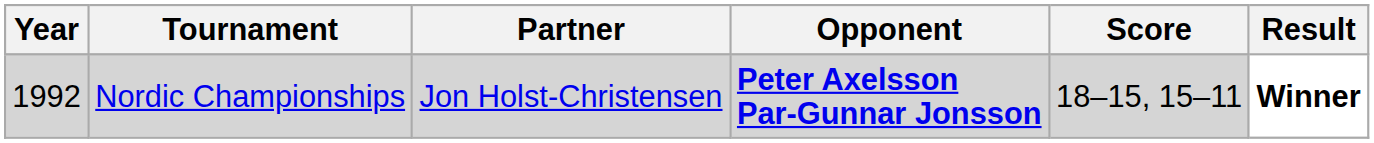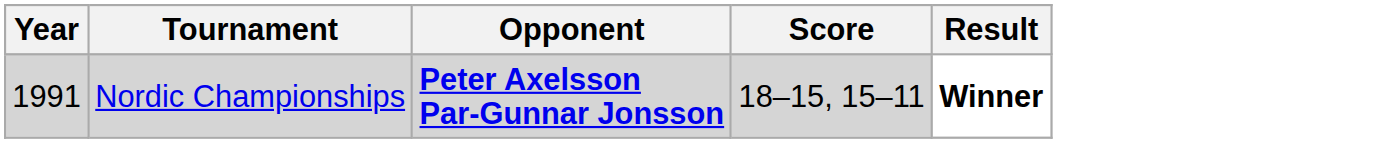- column: (571, 30)
(47, 96) 1992 -> (47, 96) 1991
